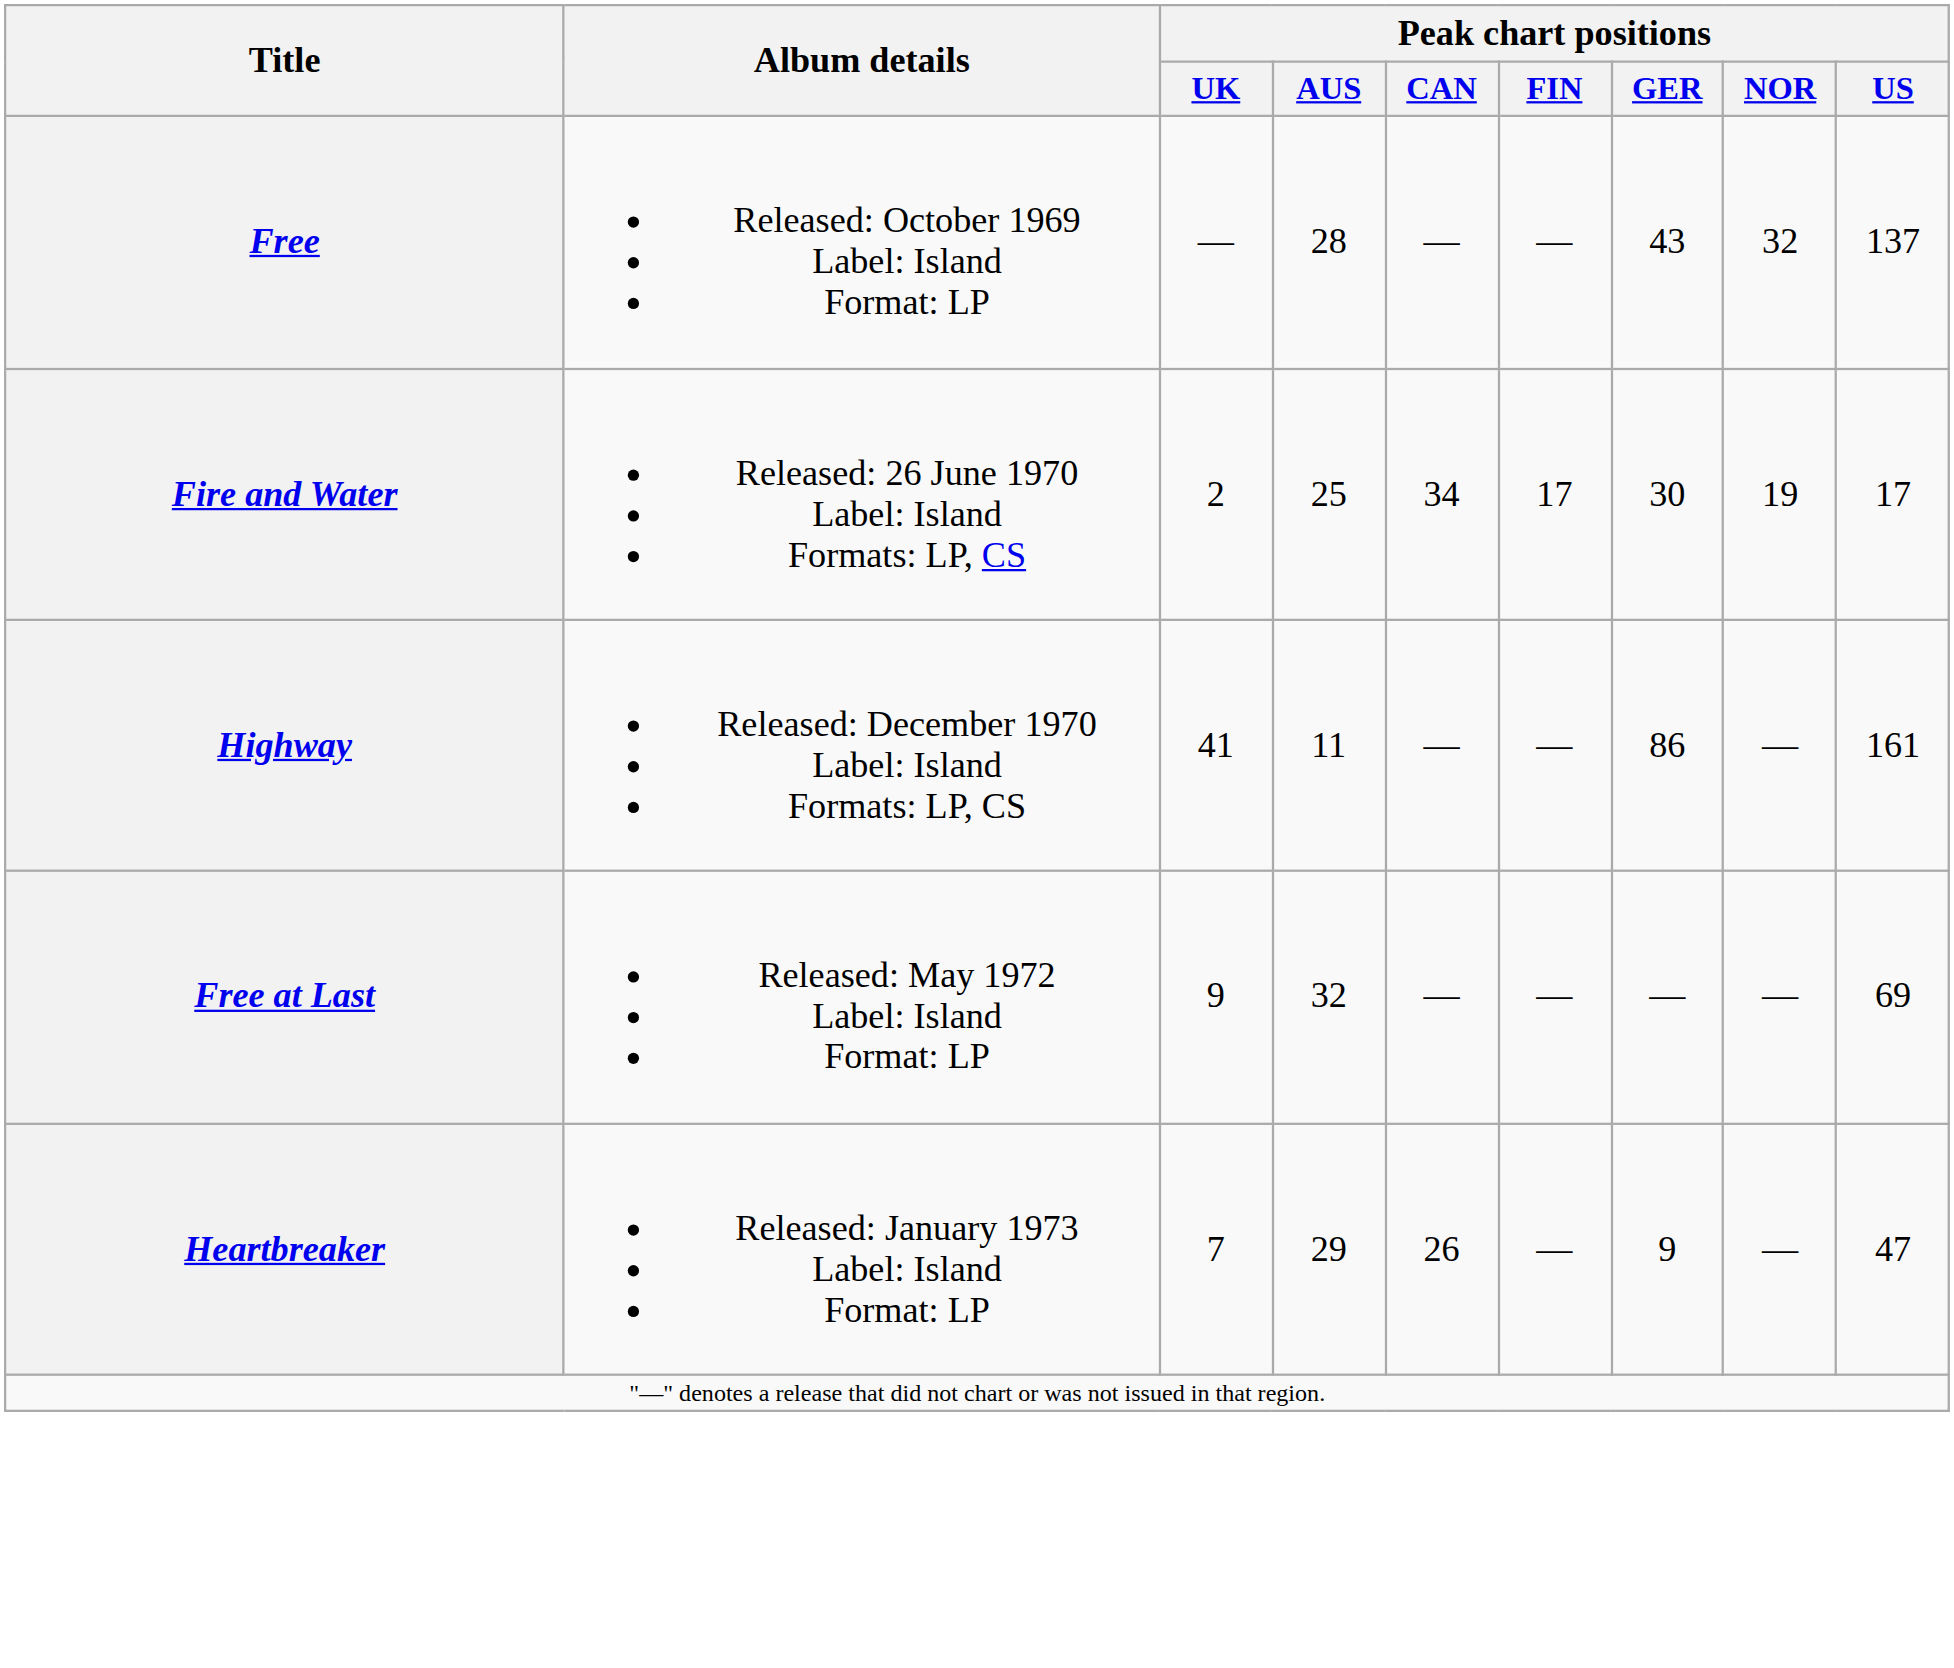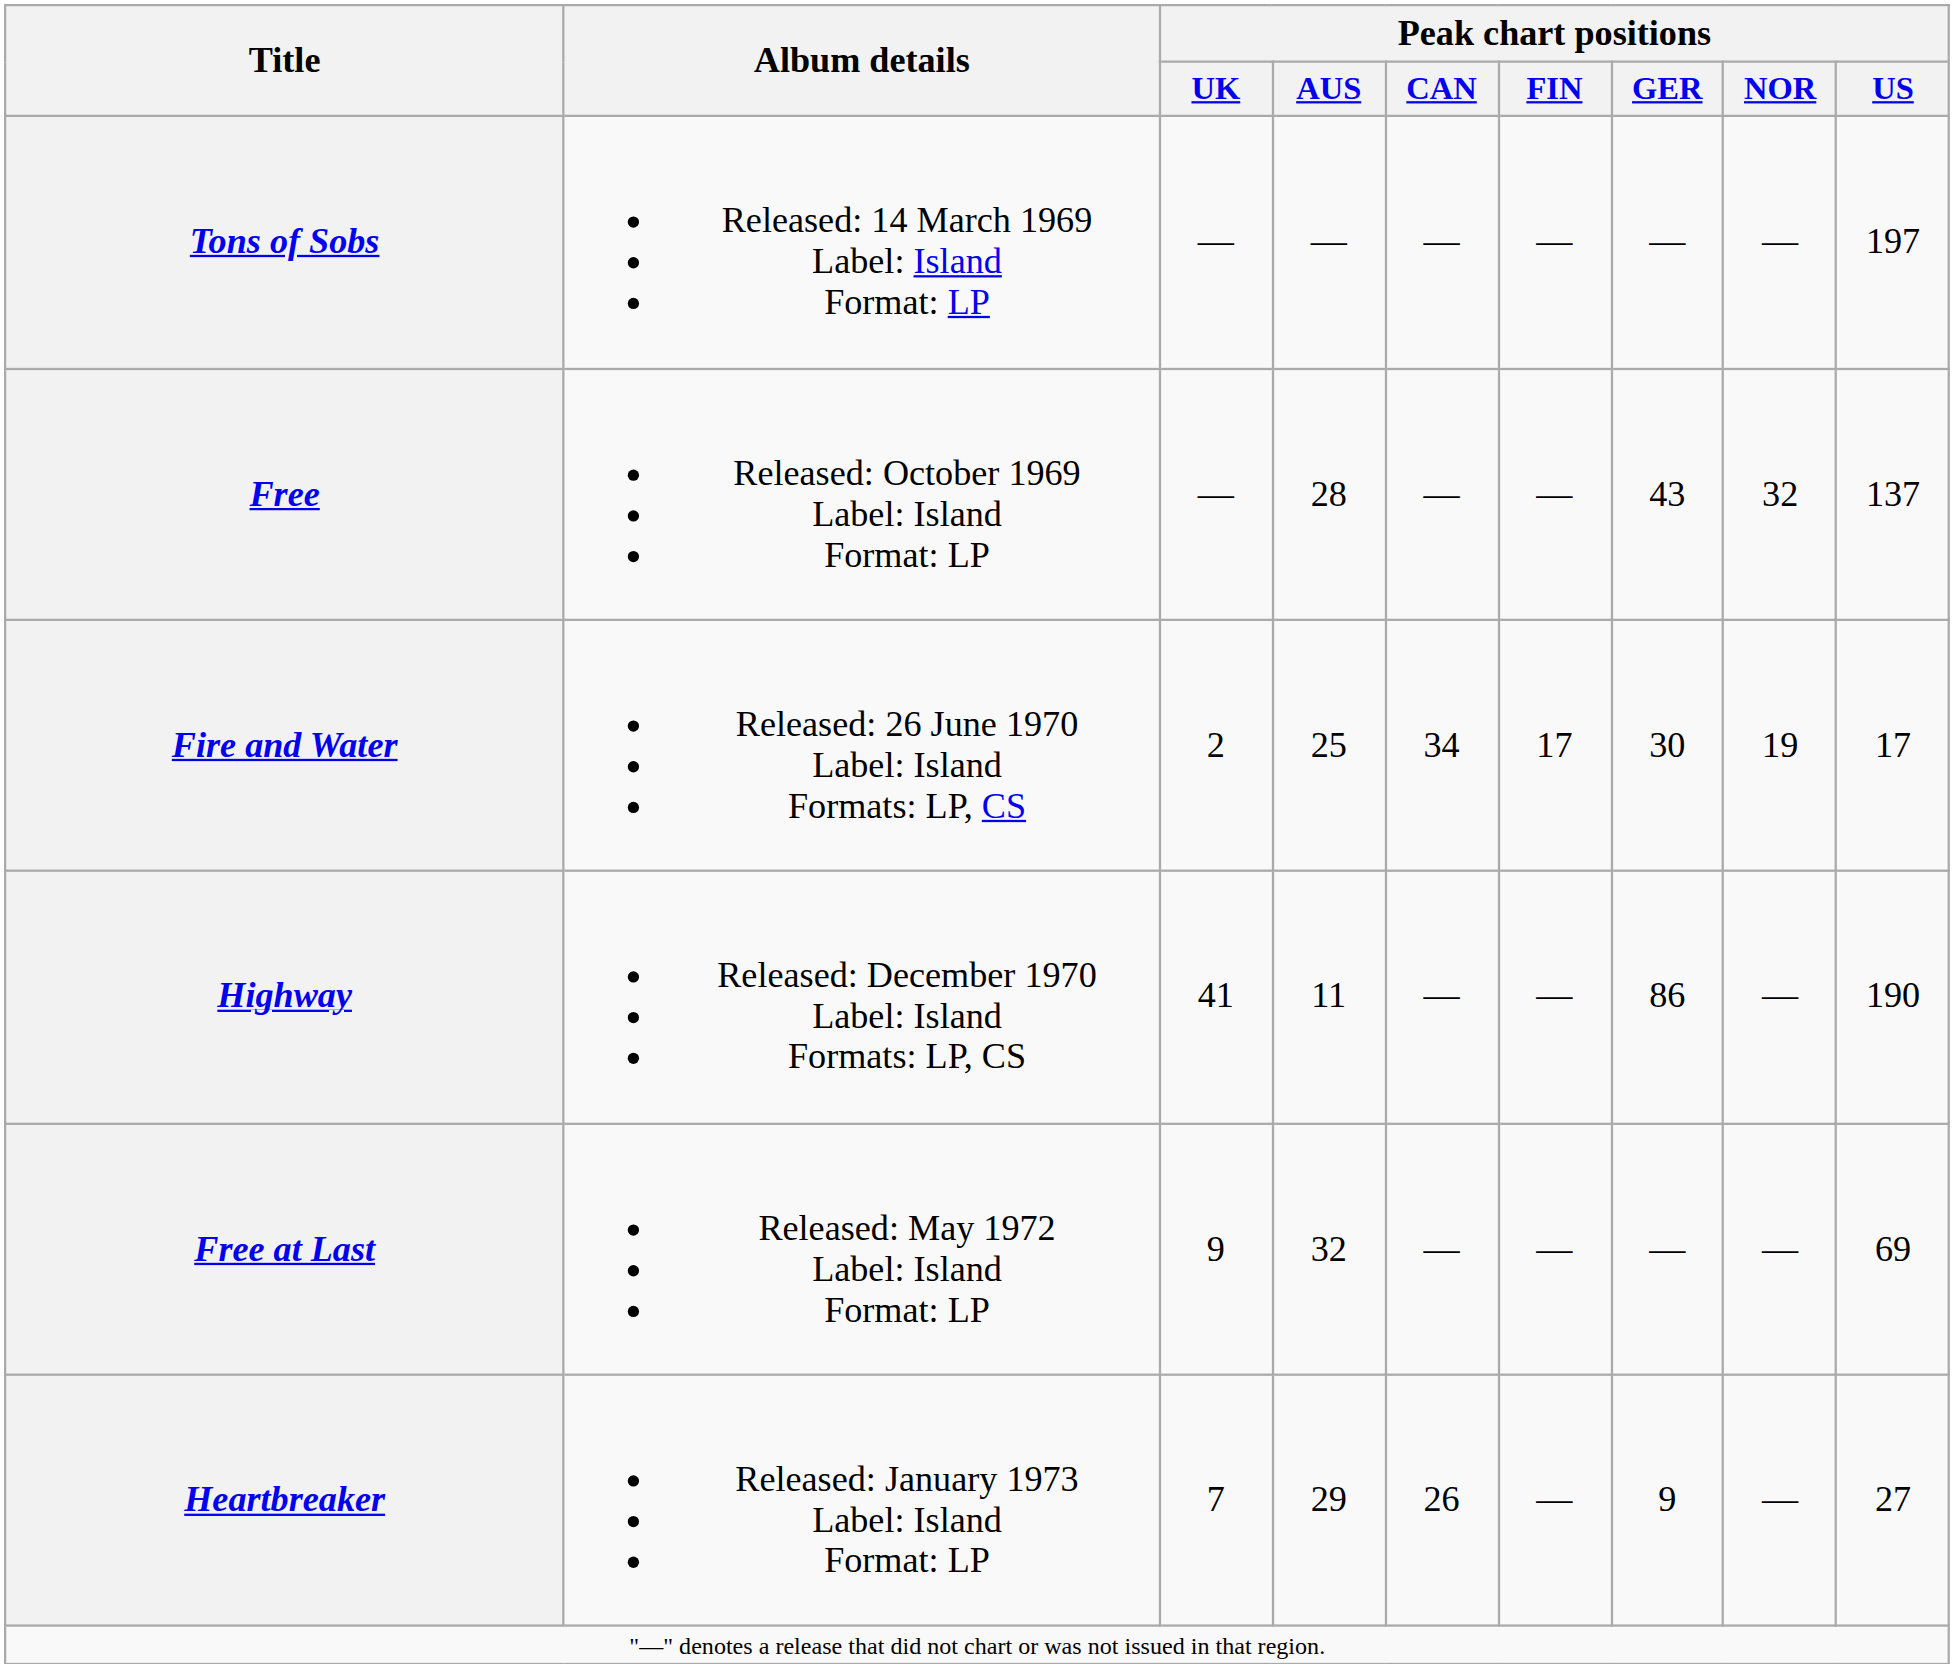+ row: (285, 241)
(1893, 744) 161 -> (1893, 996) 190
(1893, 1248) 47 -> (1893, 1499) 27
